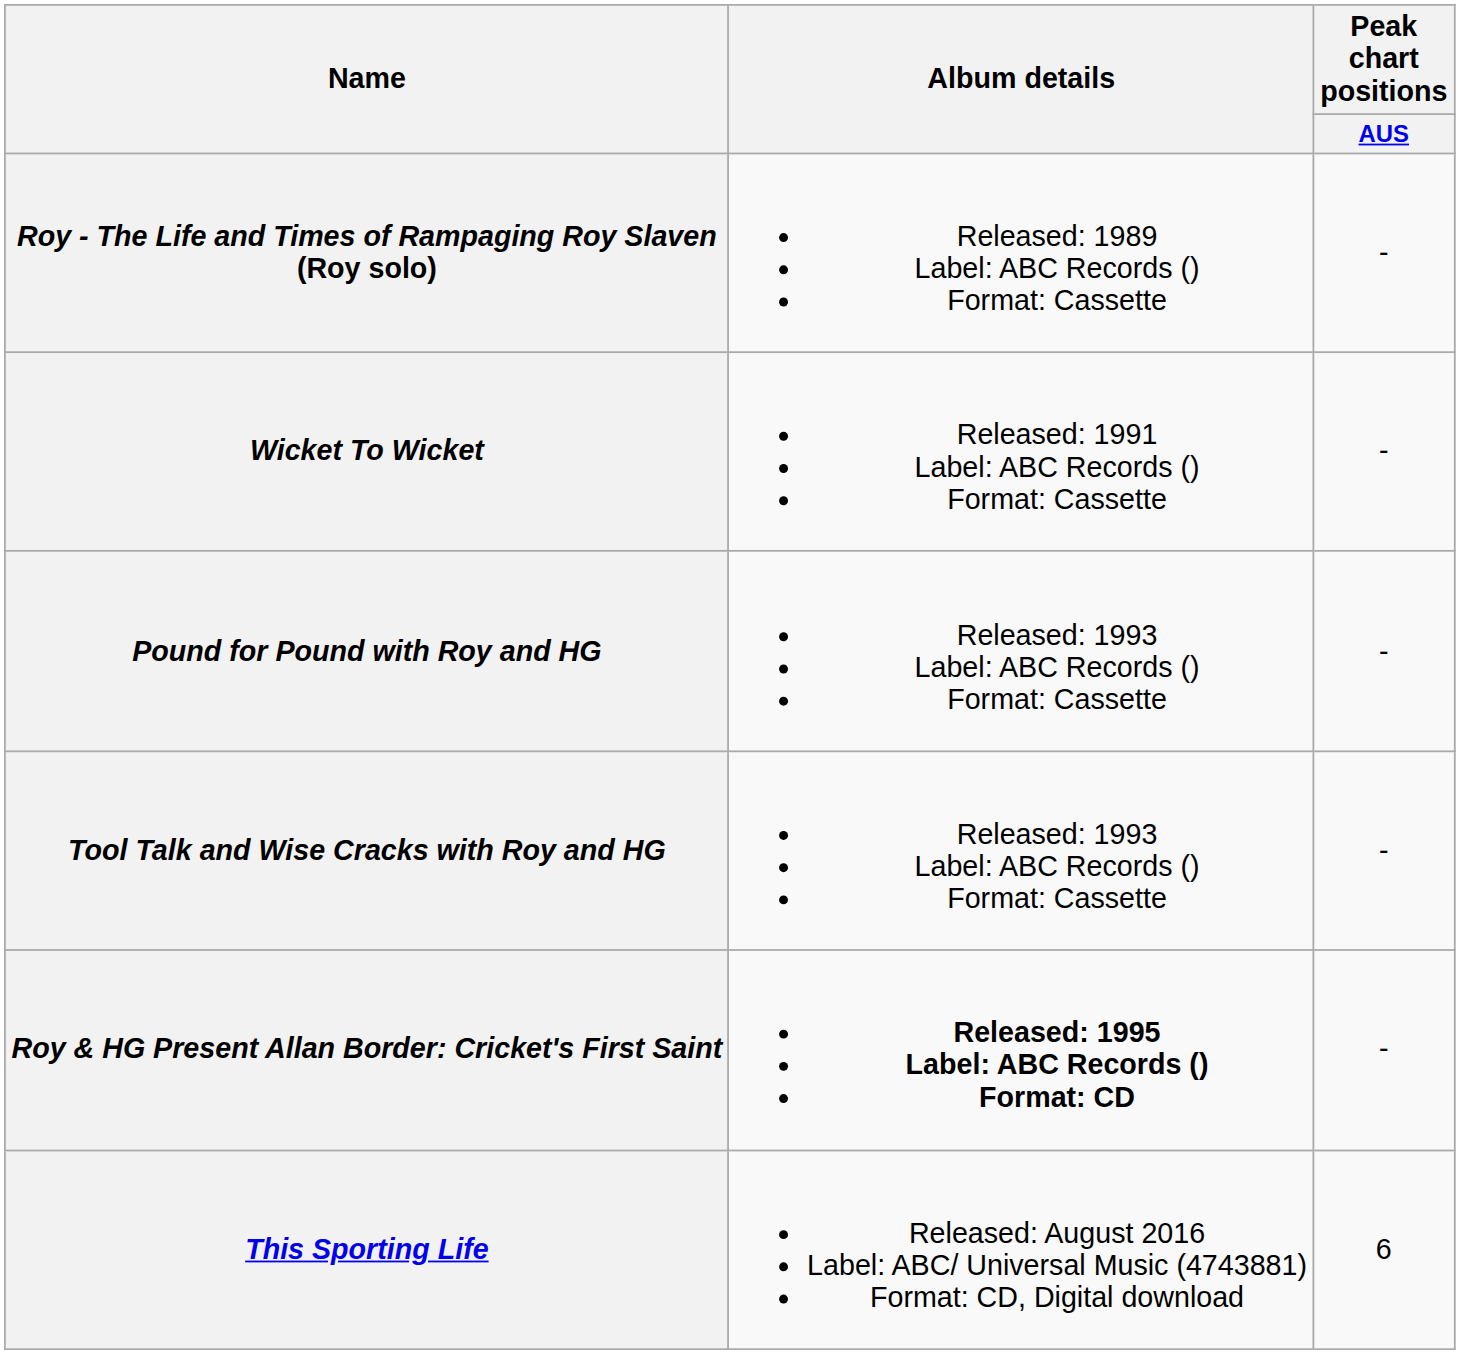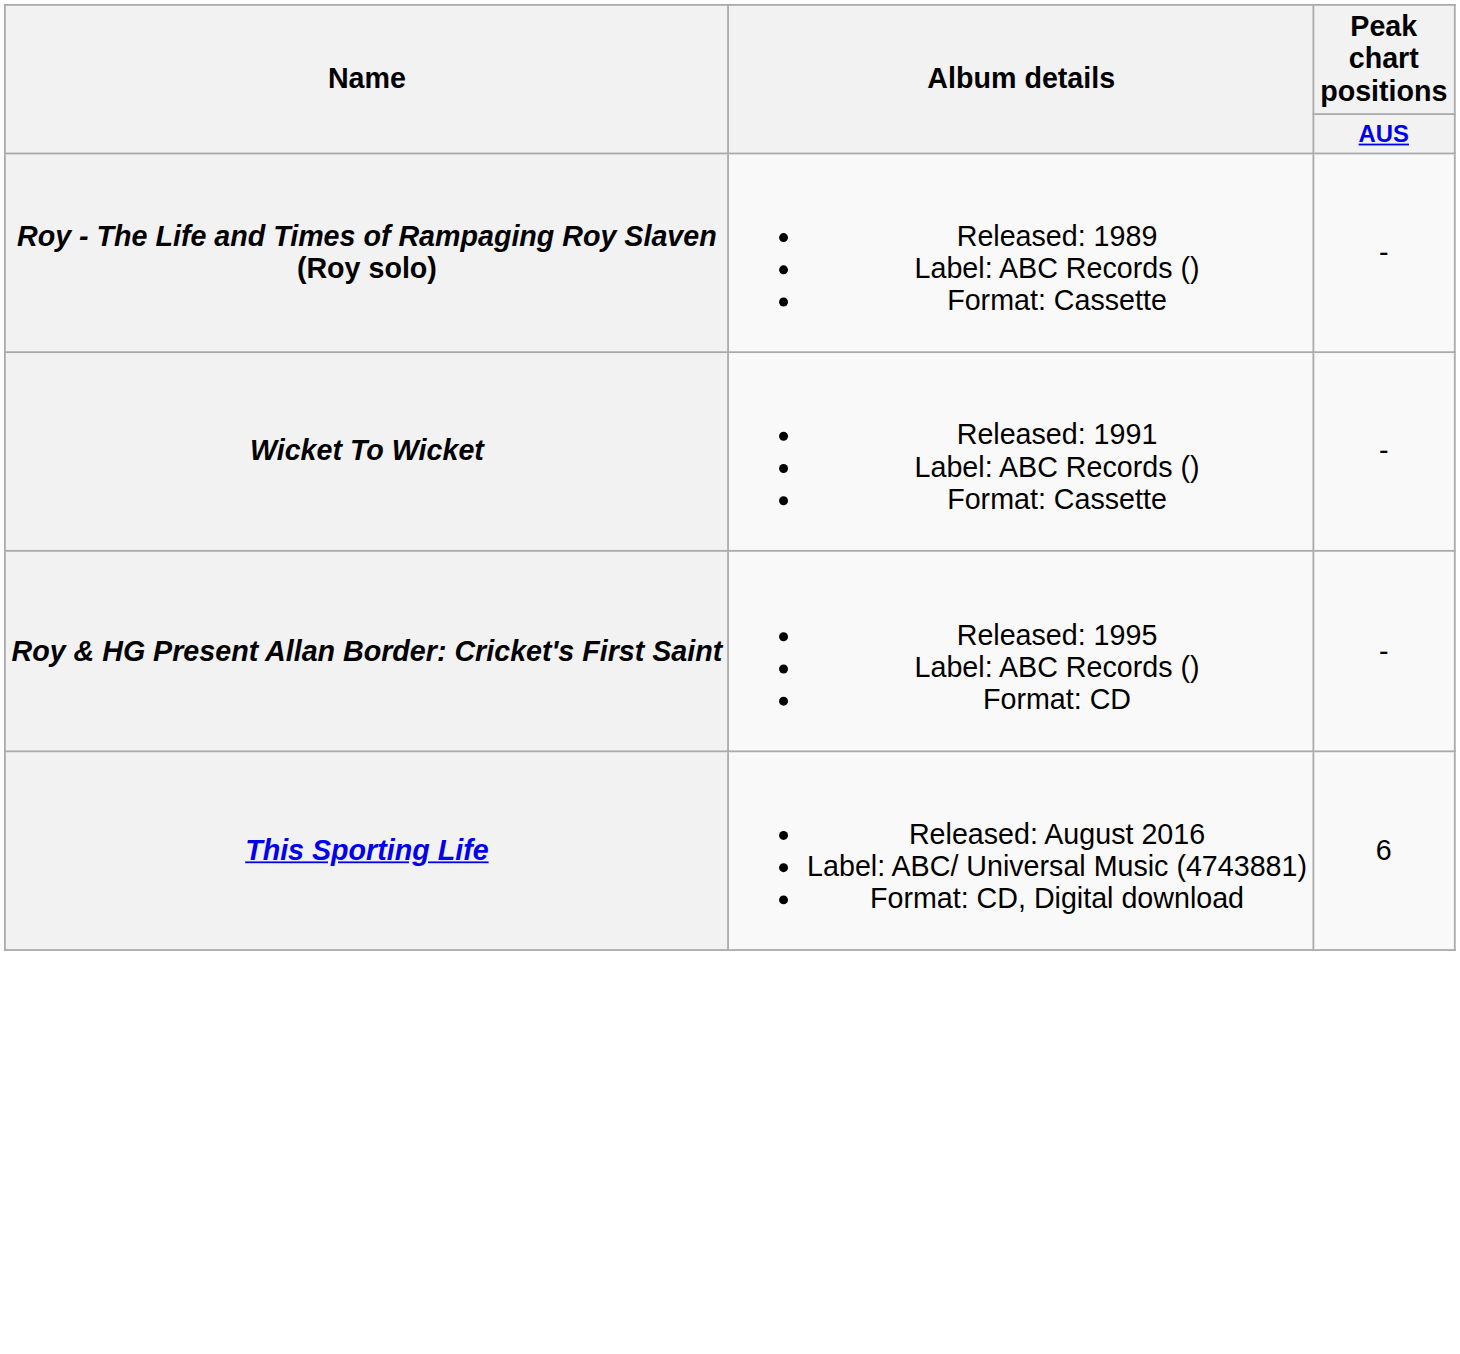- row: (367, 650)
- row: (367, 850)
(1021, 1066) bold -> (1021, 667) normal
